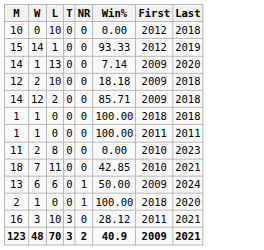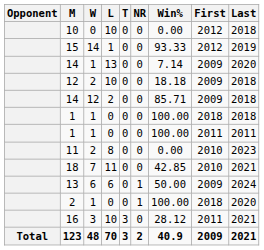+ column: (32, 13)
